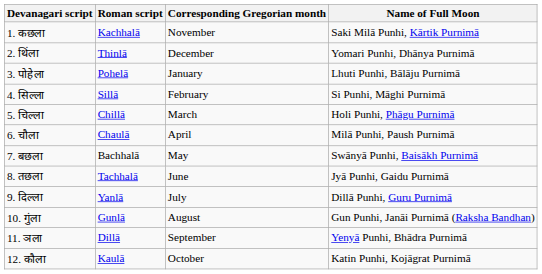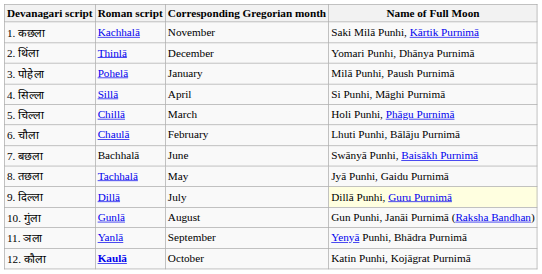(396, 73) Lhuti Punhi, Bālāju Purnimā -> (393, 73) Milā Punhi, Paush Purnimā
(188, 94) February -> (180, 94) April
(180, 135) April -> (188, 135) February
(393, 135) Milā Punhi, Paush Purnimā -> (396, 135) Lhuti Punhi, Bālāju Purnimā
(178, 155) May -> (178, 155) June
(178, 176) June -> (178, 176) May
(110, 197) Yanlā -> (109, 197) Dillā
(392, 197) no background -> (392, 197) lightyellow background
(109, 238) Dillā -> (110, 238) Yanlā
(111, 258) normal -> (112, 258) bold
